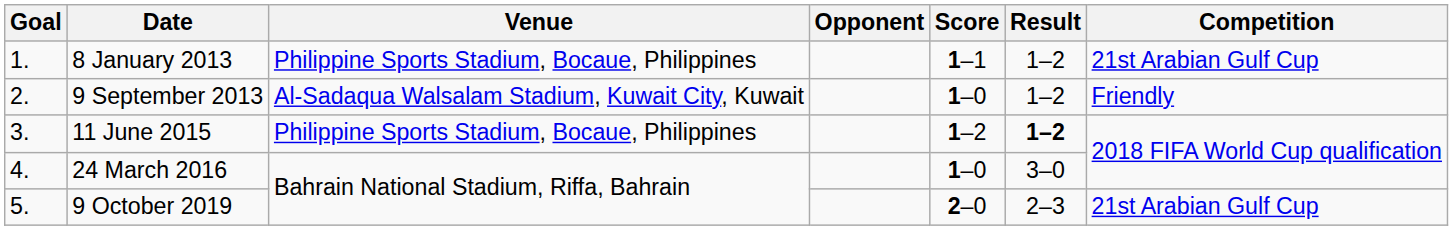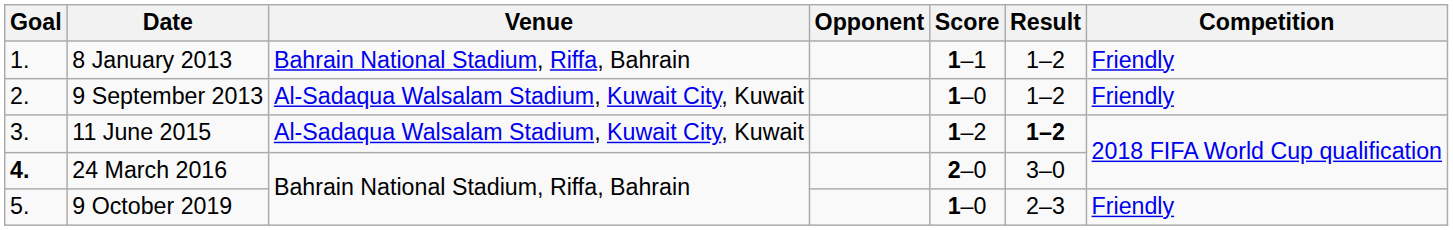(515, 59) Philippine Sports Stadium, Bocaue, Philippines -> (482, 59) Bahrain National Stadium, Riffa, Bahrain
(1205, 59) 21st Arabian Gulf Cup -> (1133, 59) Friendly
(515, 133) Philippine Sports Stadium, Bocaue, Philippines -> (539, 133) Al-Sadaqua Walsalam Stadium, Kuwait City, Kuwait
(20, 170) normal -> (20, 170) bold
(967, 170) 1–0 -> (967, 170) 2–0
(967, 206) 2–0 -> (967, 206) 1–0
(1205, 206) 21st Arabian Gulf Cup -> (1133, 206) Friendly
